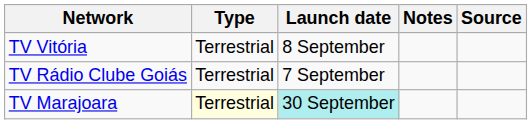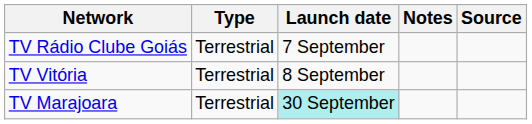rows swapped: (98, 75) <-> (48, 47)
(235, 103) lightyellow background -> (235, 103) no background
